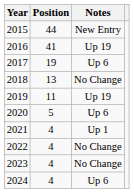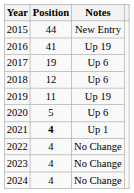(51, 79) 13 -> (51, 79) 12
(98, 79) No Change -> (98, 79) Up 6
(51, 130) normal -> (51, 130) bold
(98, 180) Up 6 -> (98, 180) No Change
